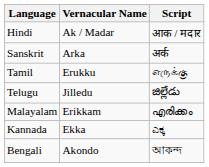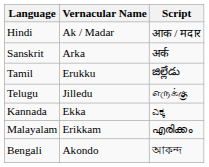(170, 72) எருக்கு -> (166, 72) జిల్లేడు
(166, 91) జిల్లేడు -> (170, 92) எருக்கு
rows swapped: (27, 129) <-> (32, 111)
